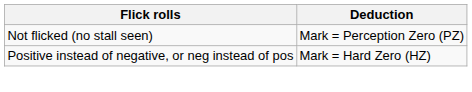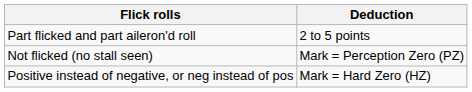+ row: (102, 35)
